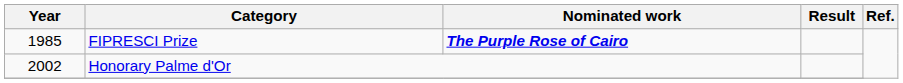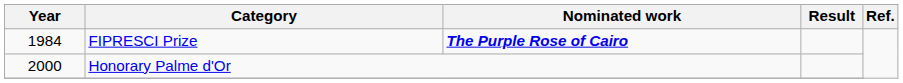(45, 40) 1985 -> (45, 40) 1984
(45, 65) 2002 -> (45, 65) 2000
